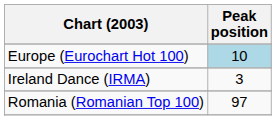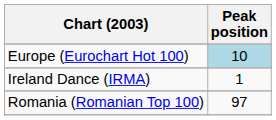(239, 79) 3 -> (239, 79) 1
